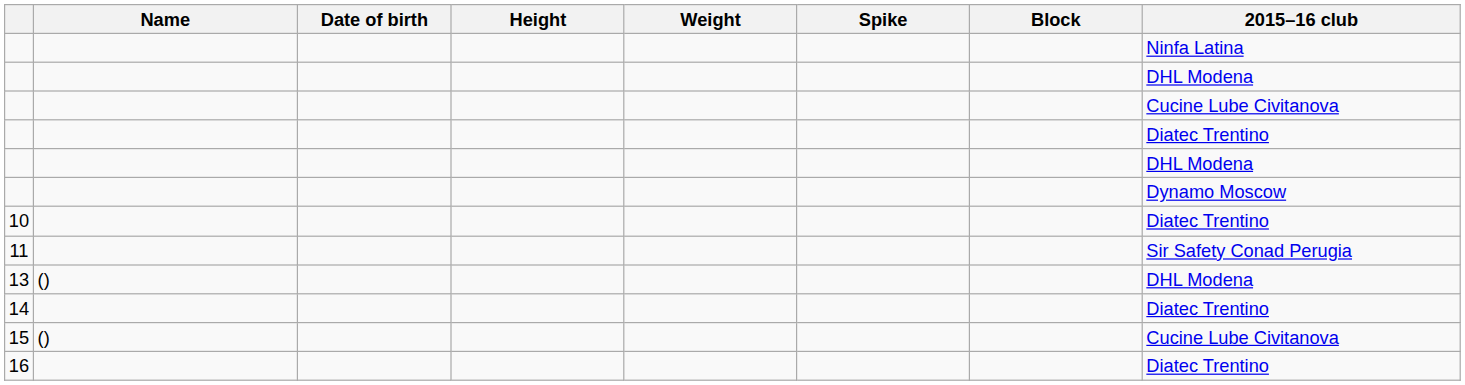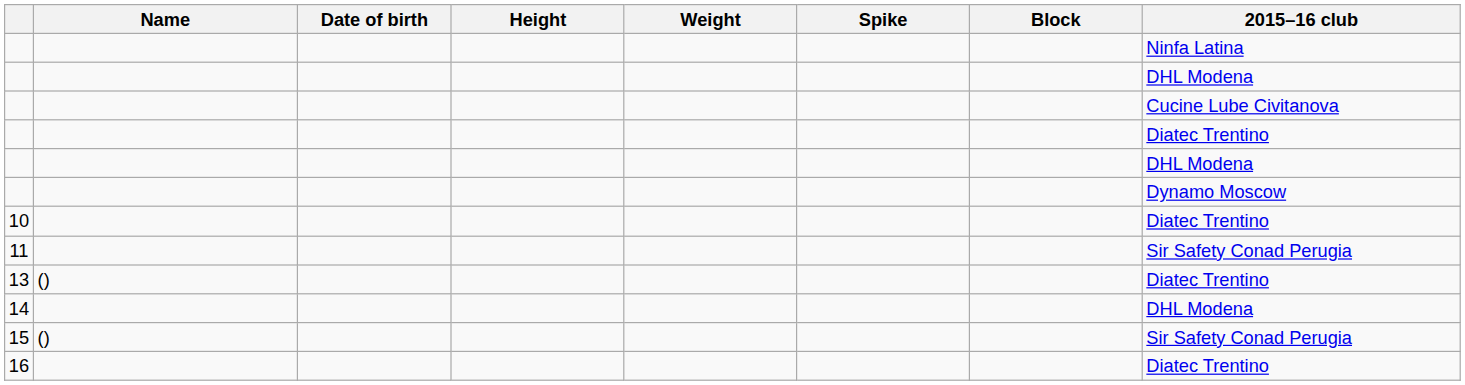(1200, 279) DHL Modena -> (1208, 279) Diatec Trentino
(1208, 308) Diatec Trentino -> (1200, 308) DHL Modena
(1243, 337) Cucine Lube Civitanova -> (1249, 337) Sir Safety Conad Perugia
